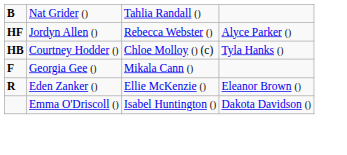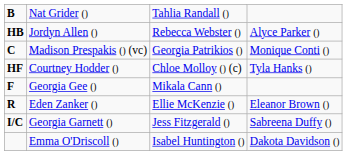(15, 31) HF -> (15, 31) HB
+ row: (88, 50)
(15, 50) HB -> (15, 68) HF
+ row: (71, 123)
